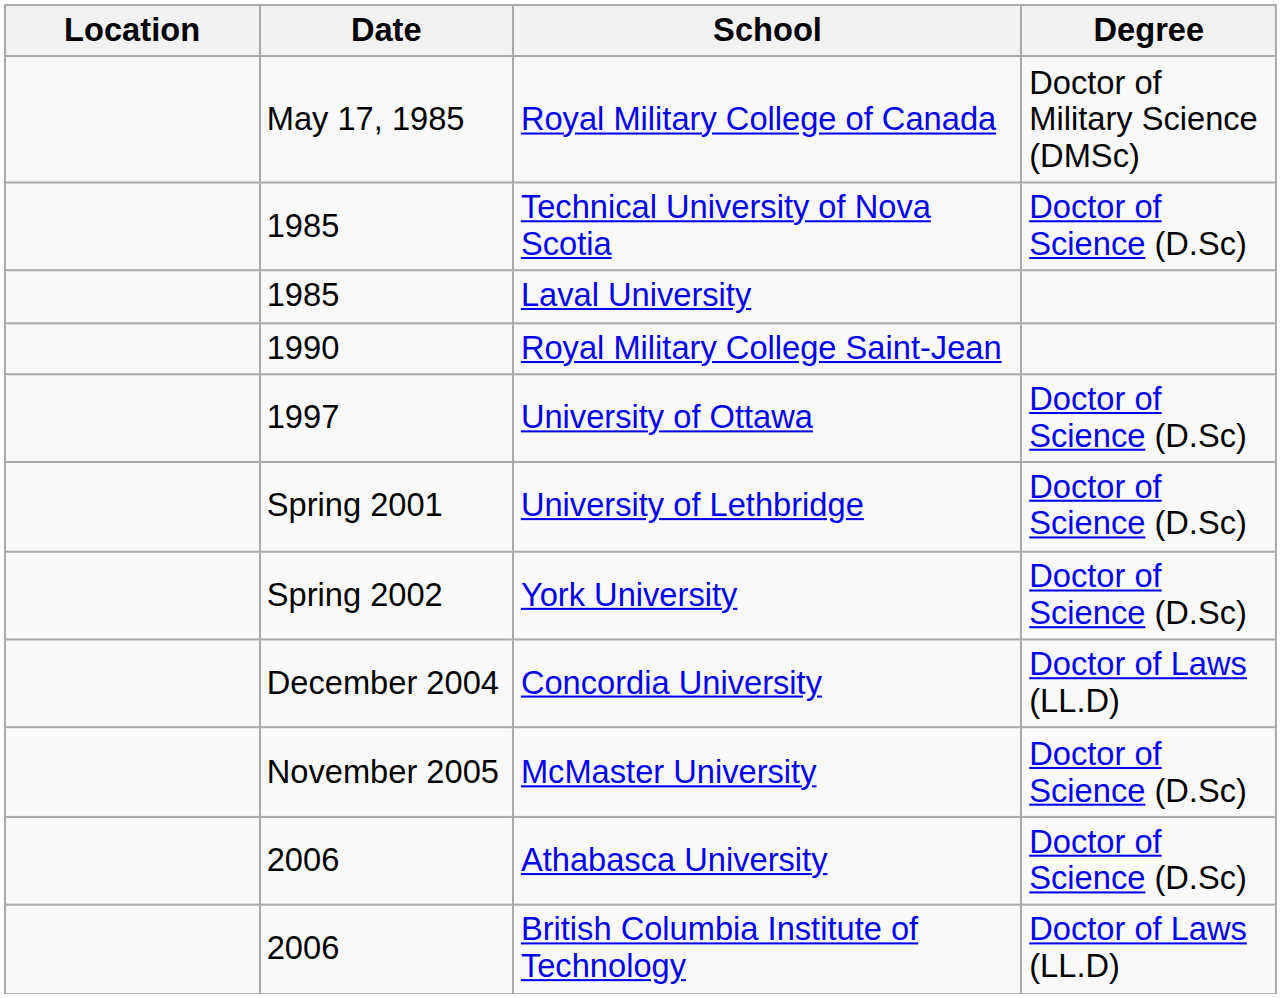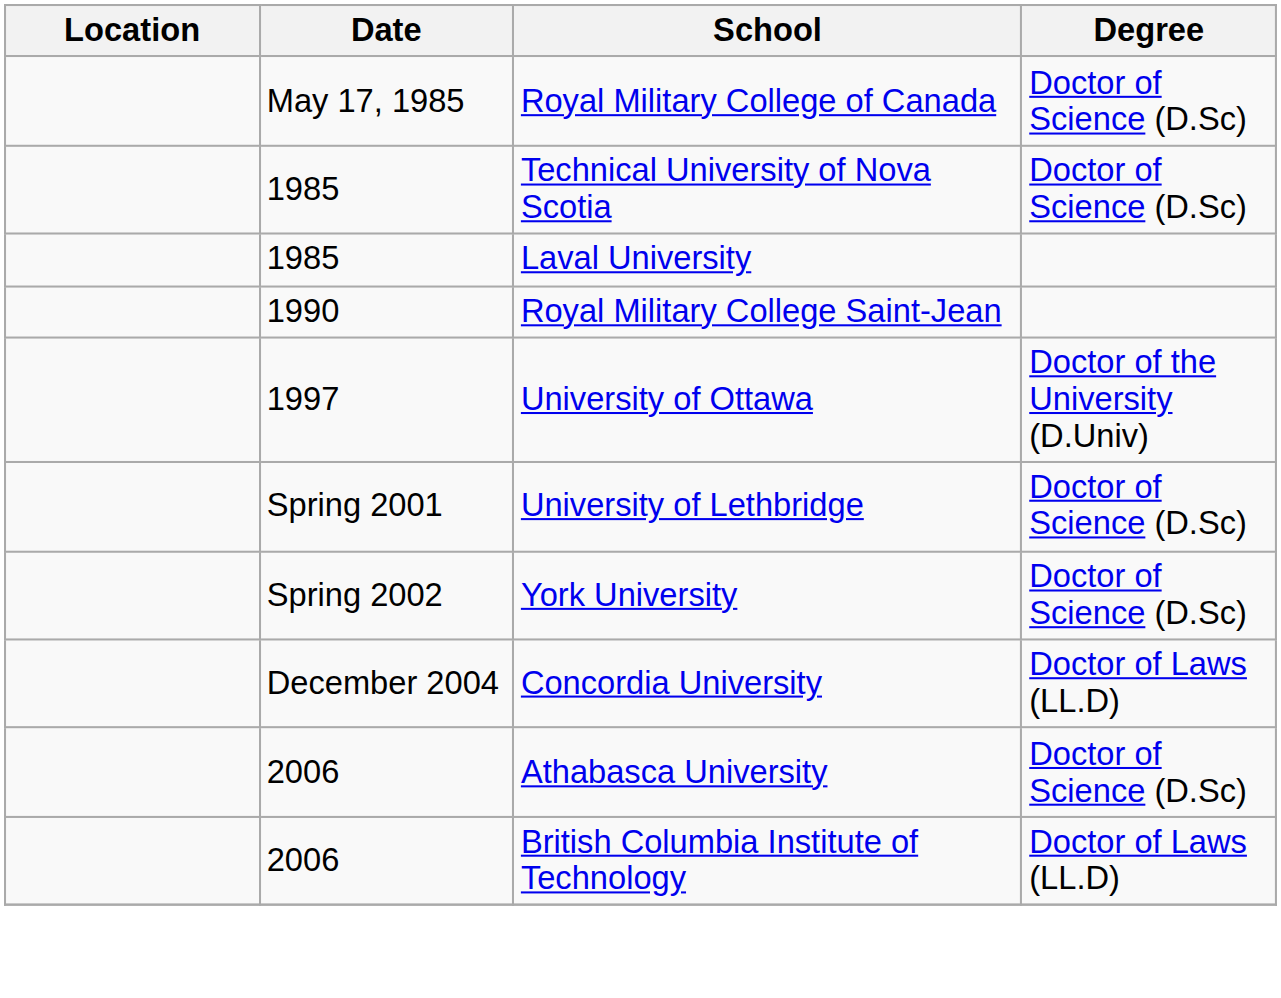(1143, 118) Doctor of Military Science (DMSc) -> (1138, 100) Doctor of Science (D.Sc)
(1138, 417) Doctor of Science (D.Sc) -> (1123, 399) Doctor of the University (D.Univ)
- row: (669, 771)
